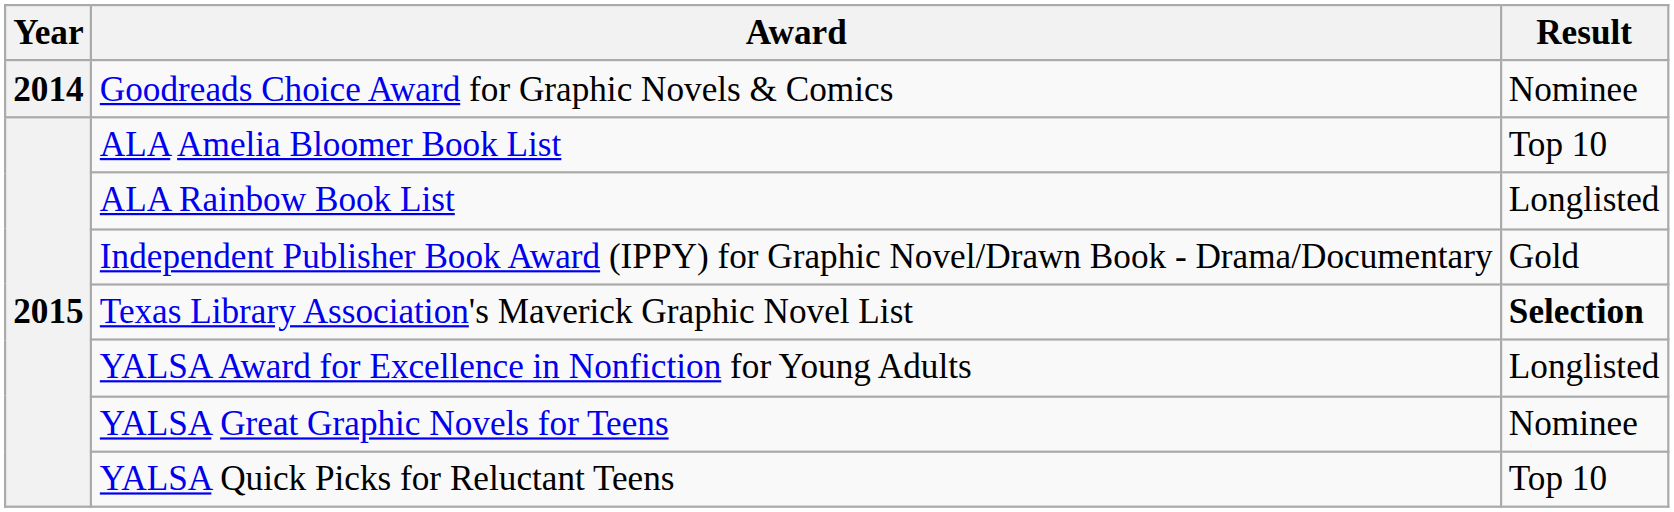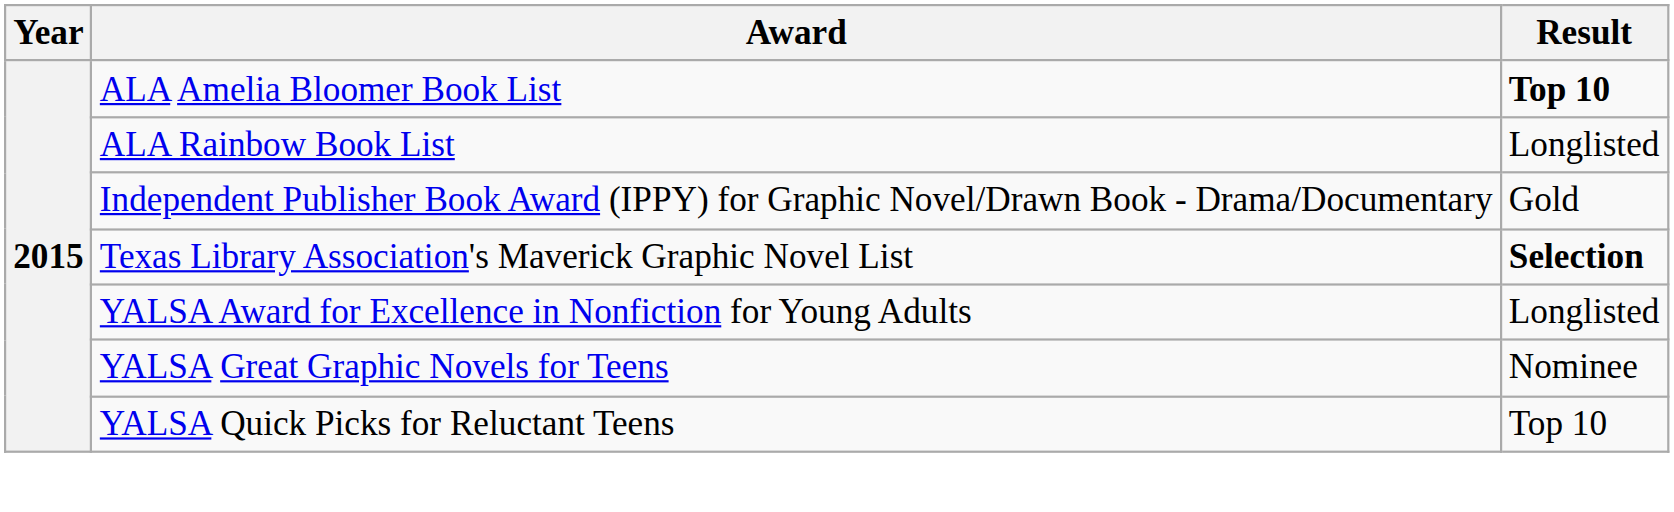- row: (497, 88)
(1558, 144) normal -> (1560, 88) bold
